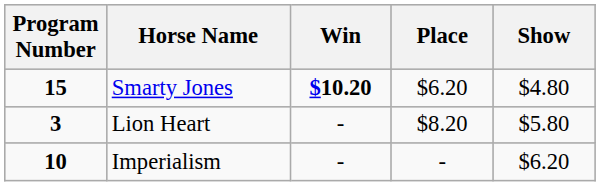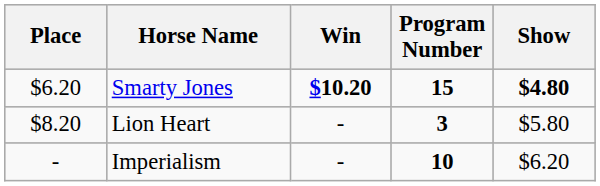columns swapped: (56, 36) <-> (442, 36)
(544, 87) normal -> (544, 87) bold
